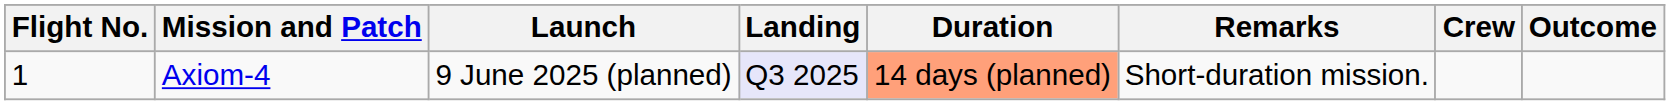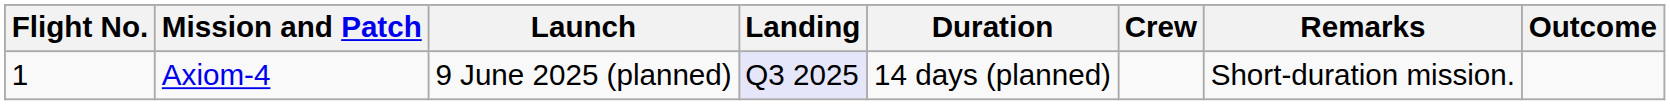columns swapped: (1277, 27) <-> (1479, 27)
(993, 74) lightsalmon background -> (993, 74) no background
